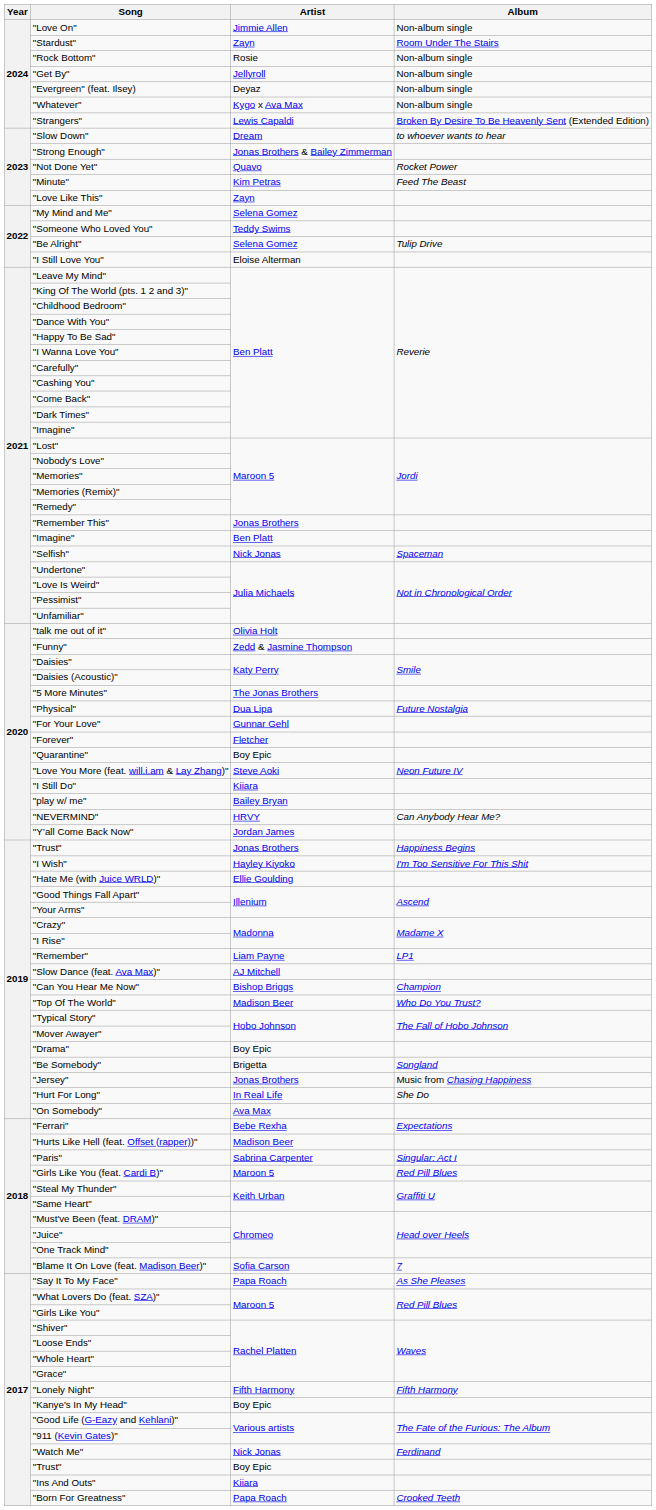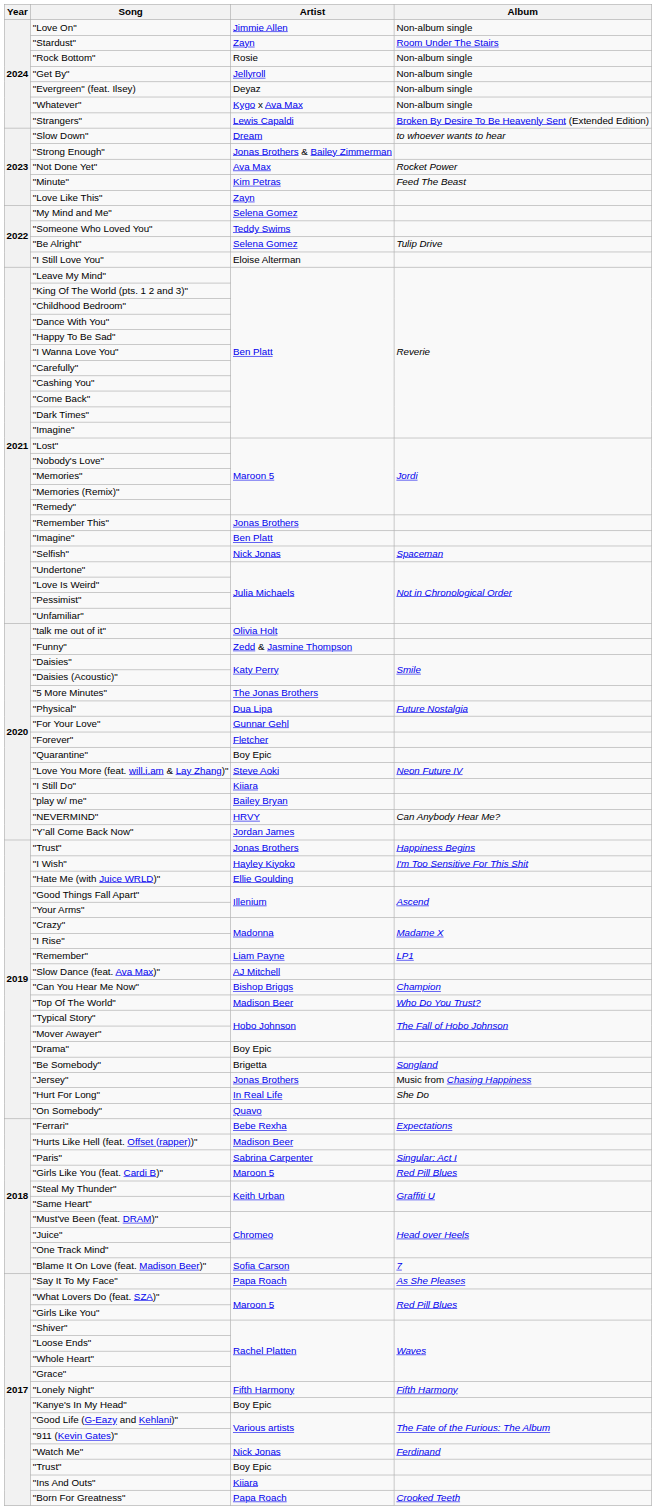(247, 167) Quavo -> (252, 167) Ava Max
(252, 1111) Ava Max -> (247, 1111) Quavo
